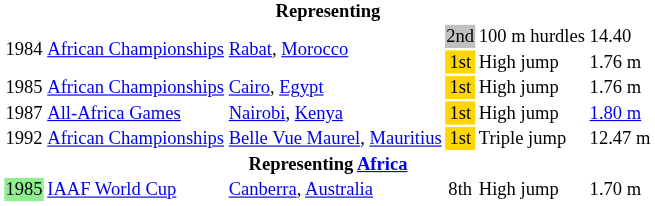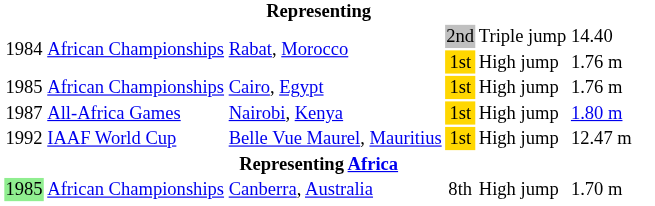(532, 36) 100 m hurdles -> (523, 36) Triple jump
(136, 138) African Championships -> (112, 138) IAAF World Cup
(523, 138) Triple jump -> (519, 138) High jump
(112, 189) IAAF World Cup -> (136, 189) African Championships
